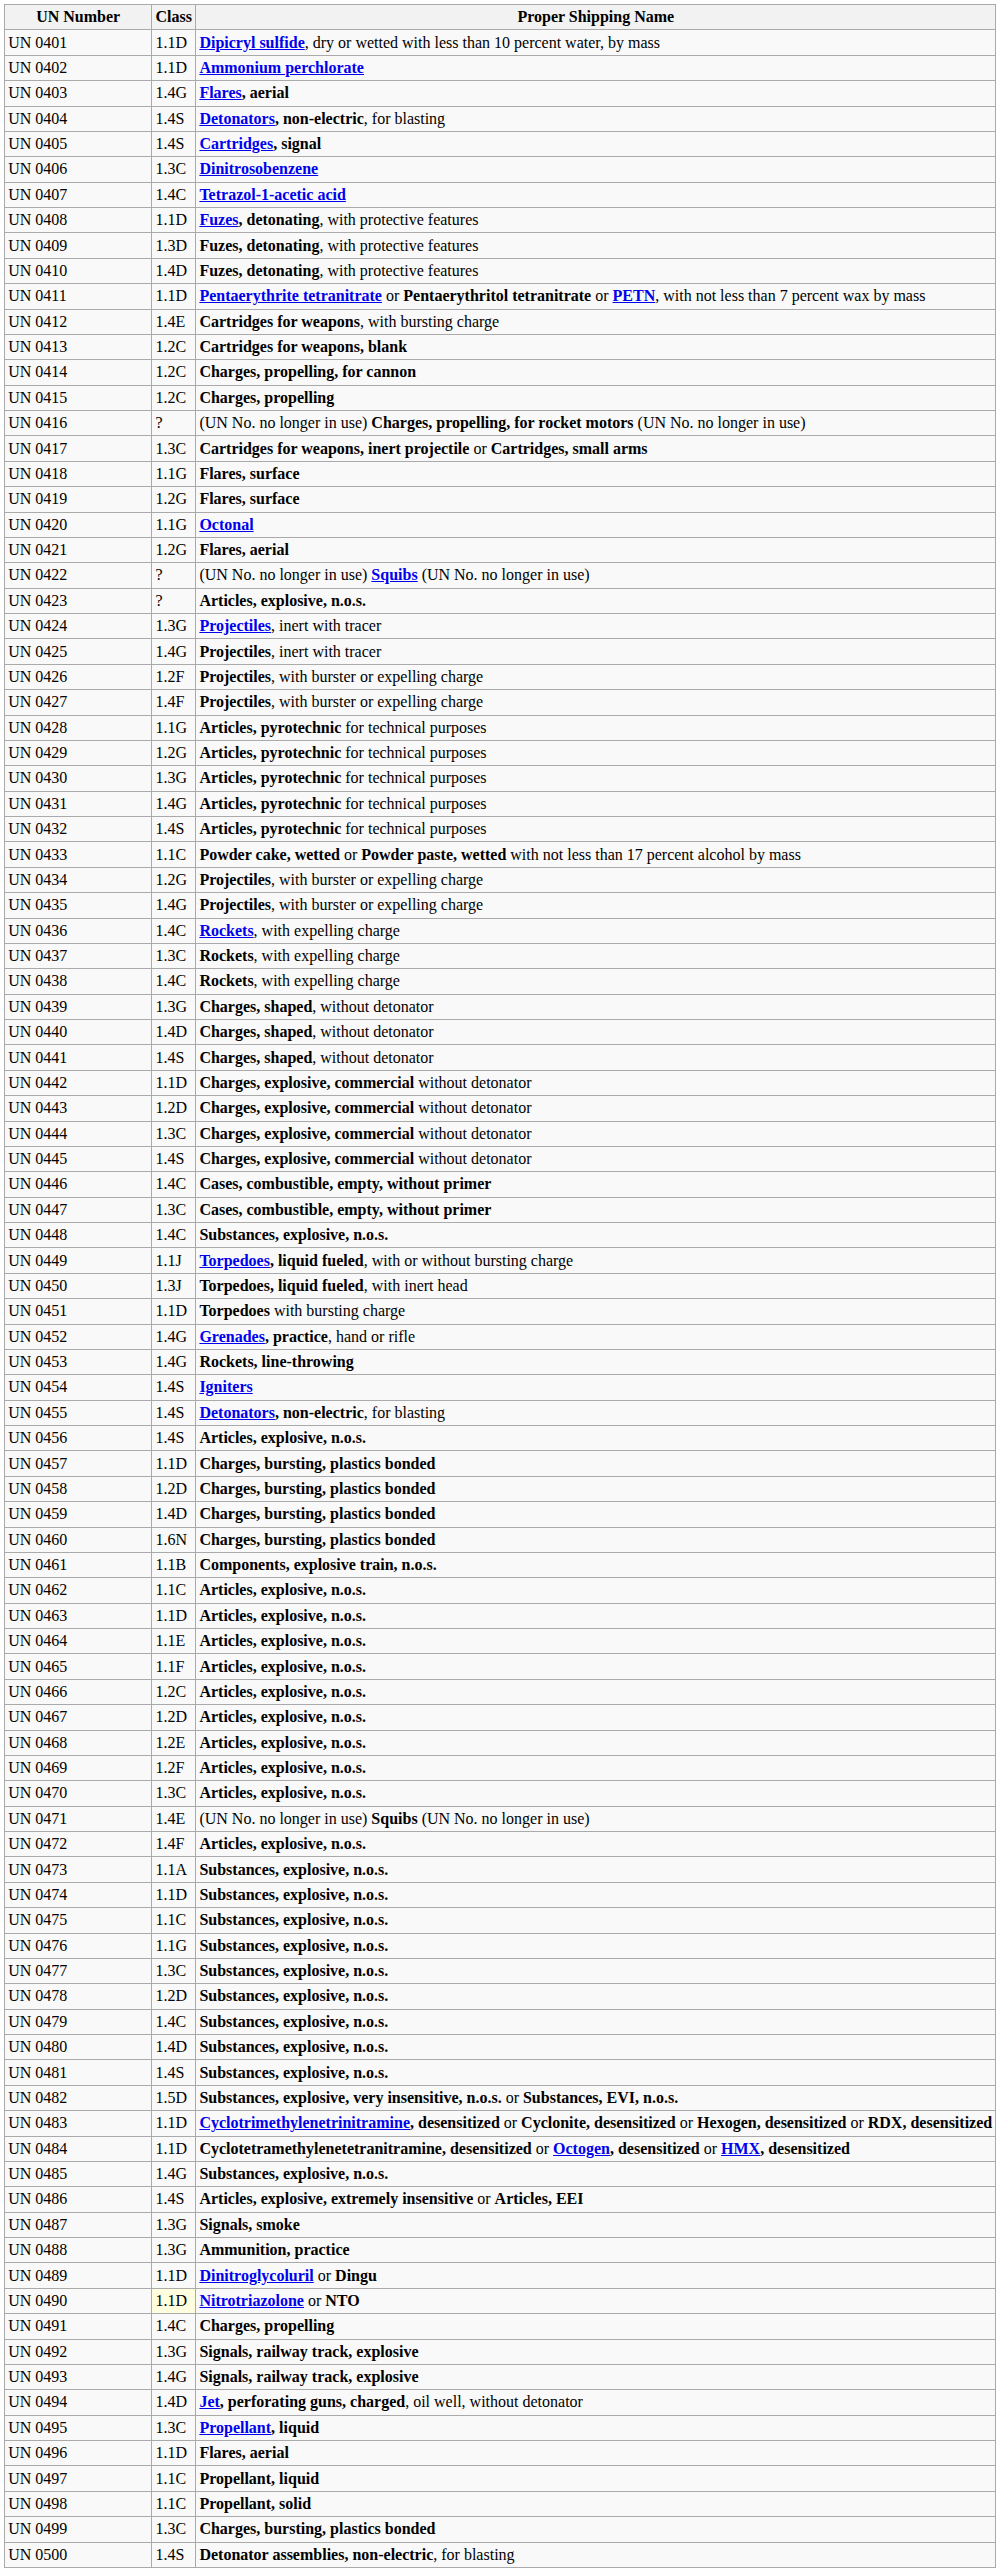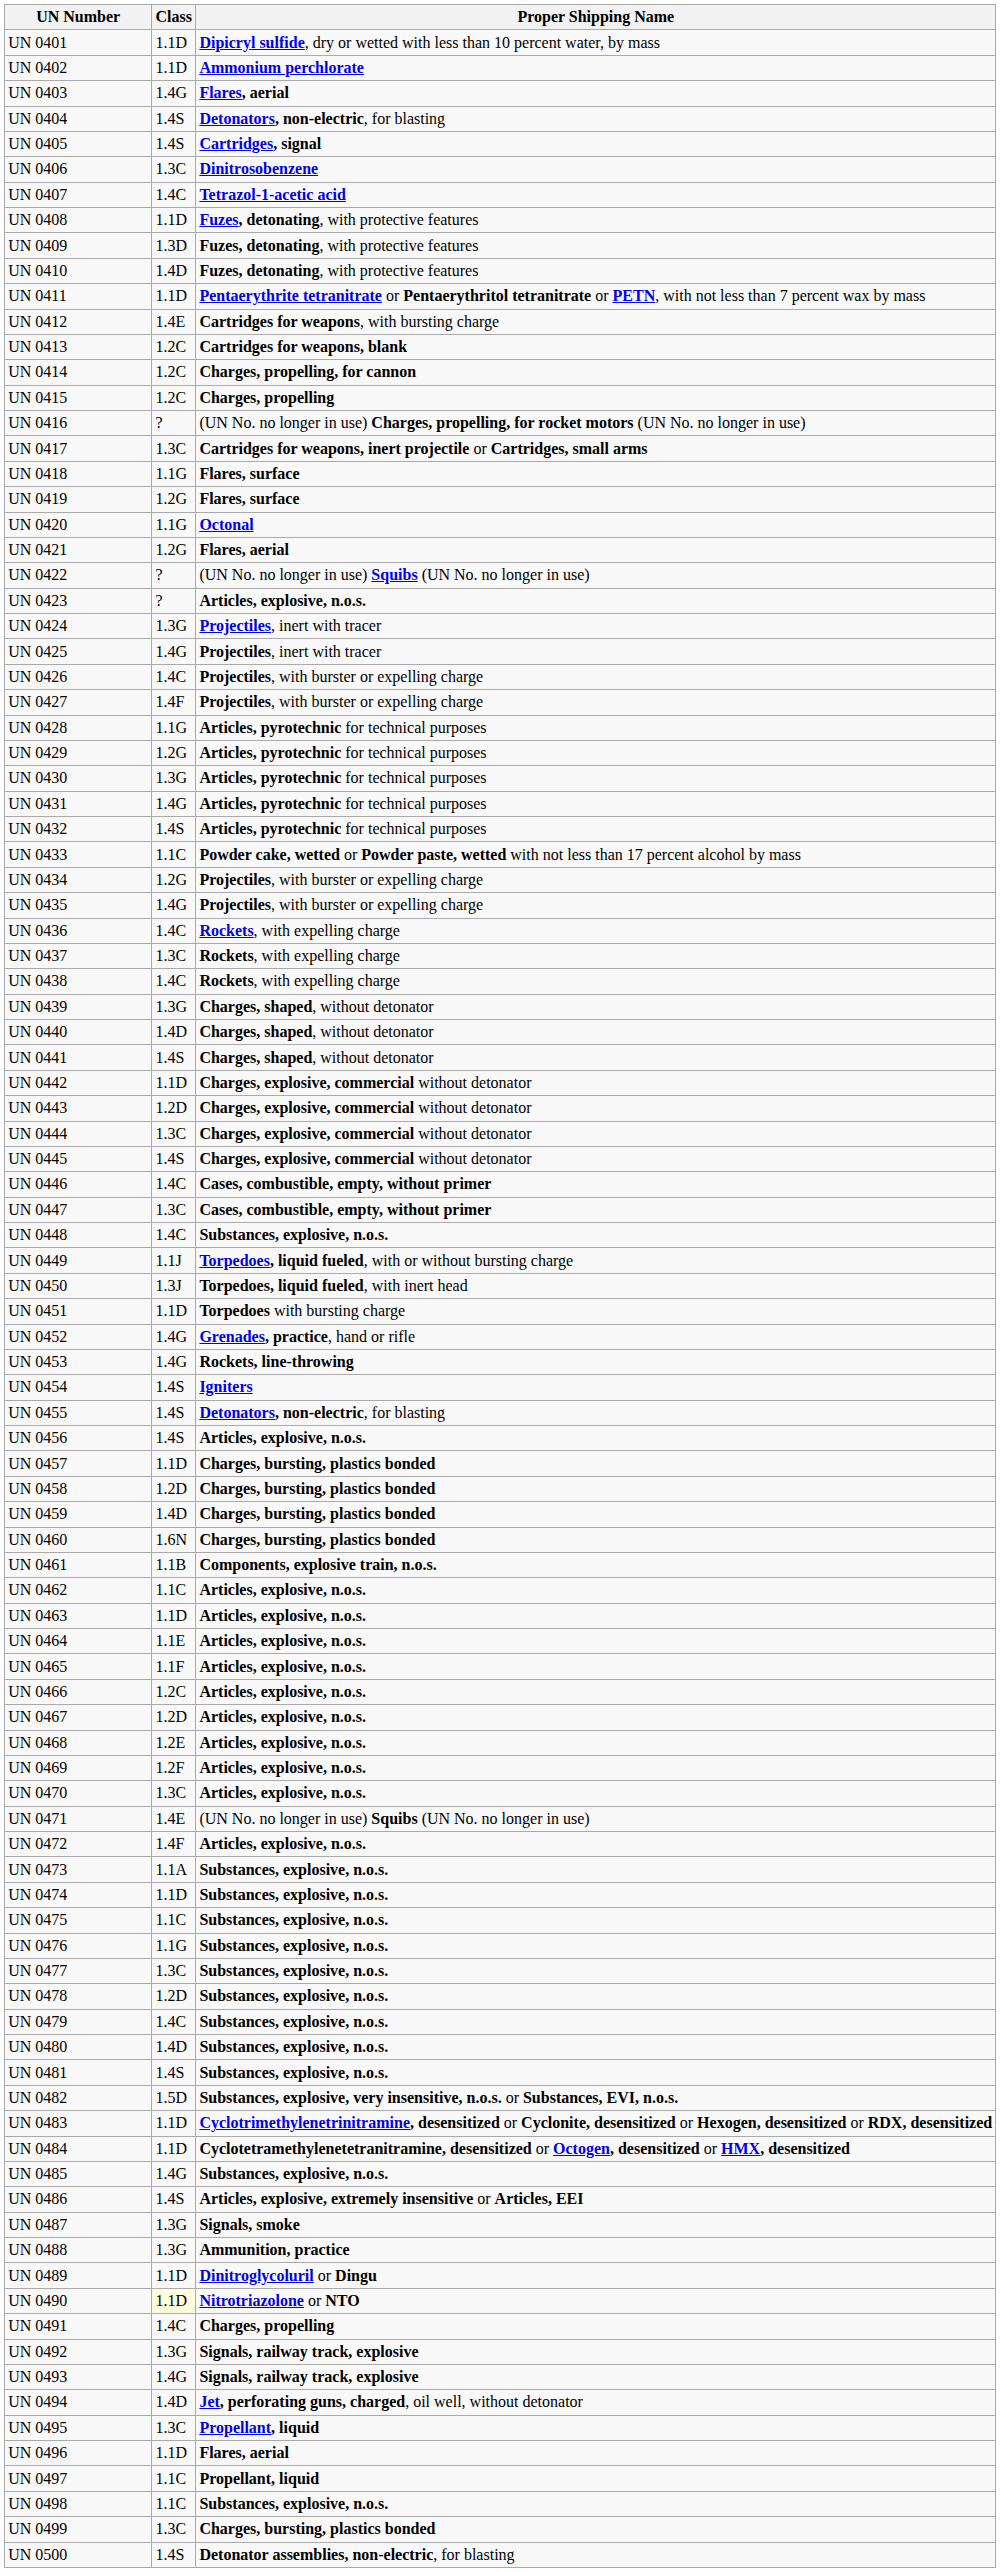(170, 676) 1.2F -> (171, 676) 1.4C
(255, 2503) Propellant, solid -> (294, 2503) Substances, explosive, n.o.s.
